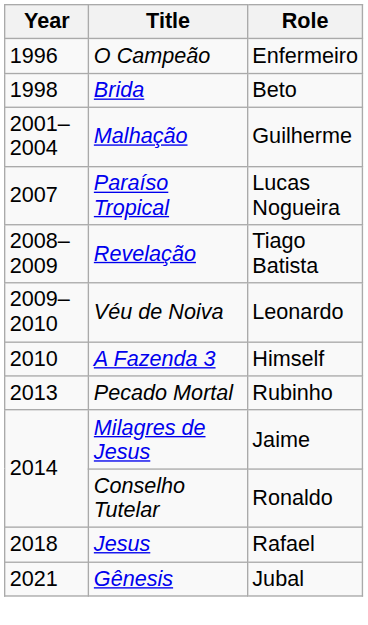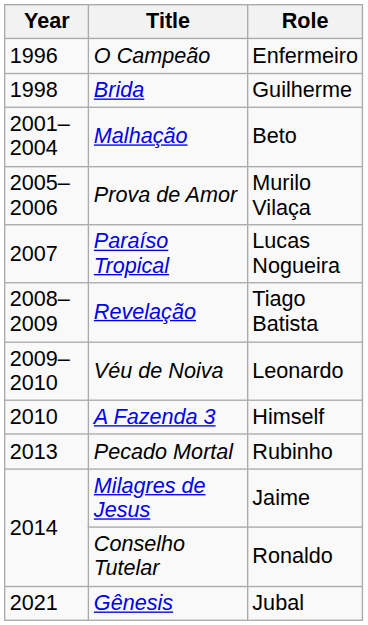(275, 90) Beto -> (302, 90) Guilherme
(302, 136) Guilherme -> (275, 136) Beto
+ row: (165, 195)
- row: (122, 544)
